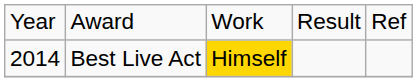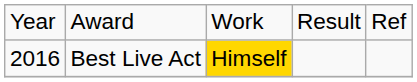(35, 58) 2014 -> (35, 58) 2016
